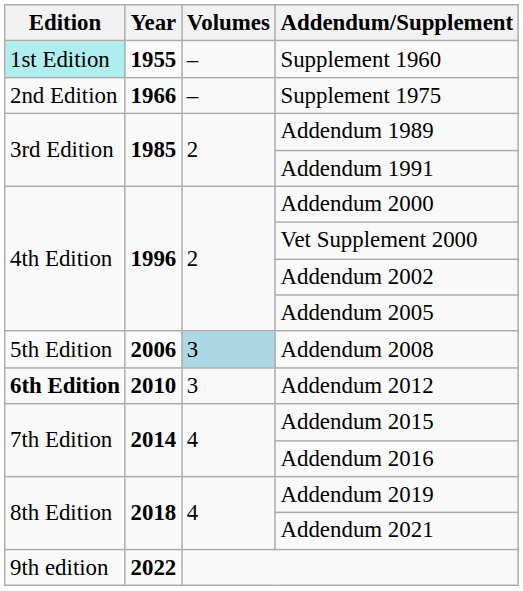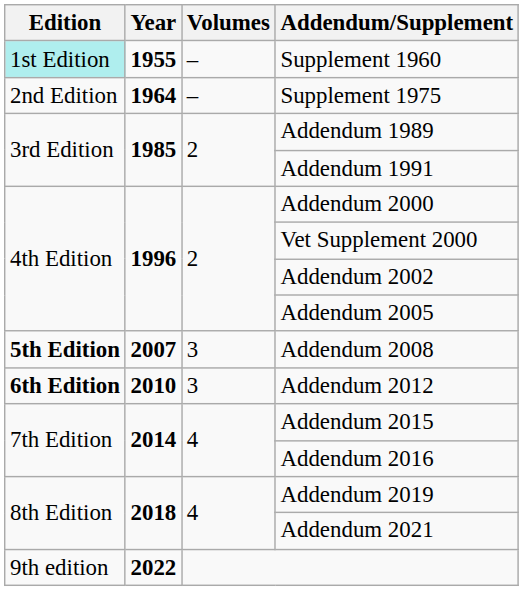(153, 95) 1966 -> (153, 95) 1964
(61, 349) normal -> (65, 349) bold
(153, 349) 2006 -> (153, 349) 2007
(193, 349) lightblue background -> (193, 349) no background
